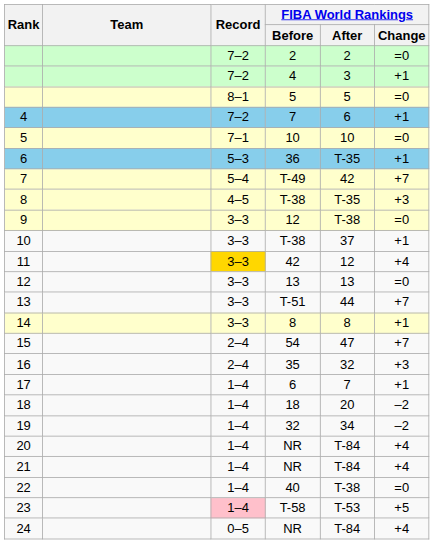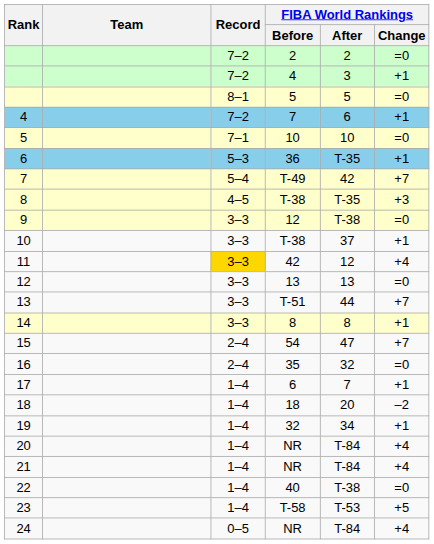(402, 364) +3 -> (402, 364) =0
(402, 425) –2 -> (402, 425) +1
(238, 508) pink background -> (238, 508) no background
